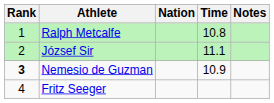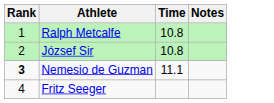- column: (177, 13)
(214, 51) 11.1 -> (172, 51) 10.8
(214, 70) 10.9 -> (172, 70) 11.1
